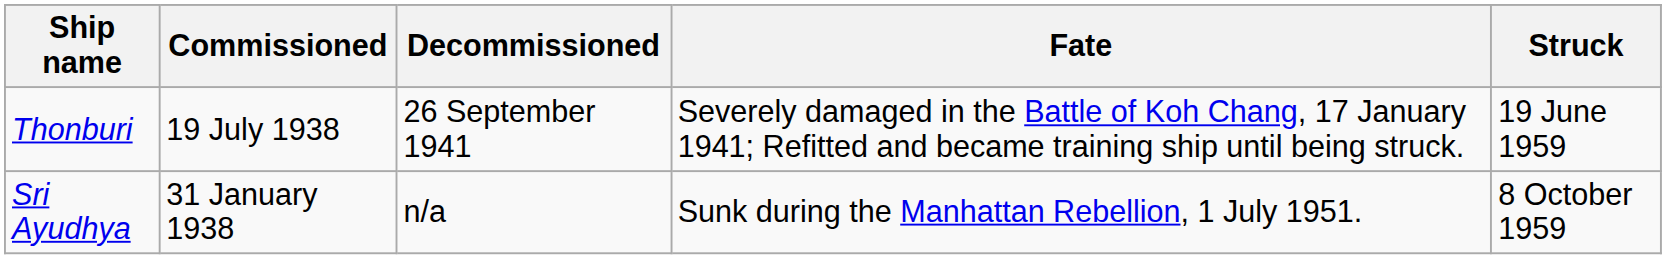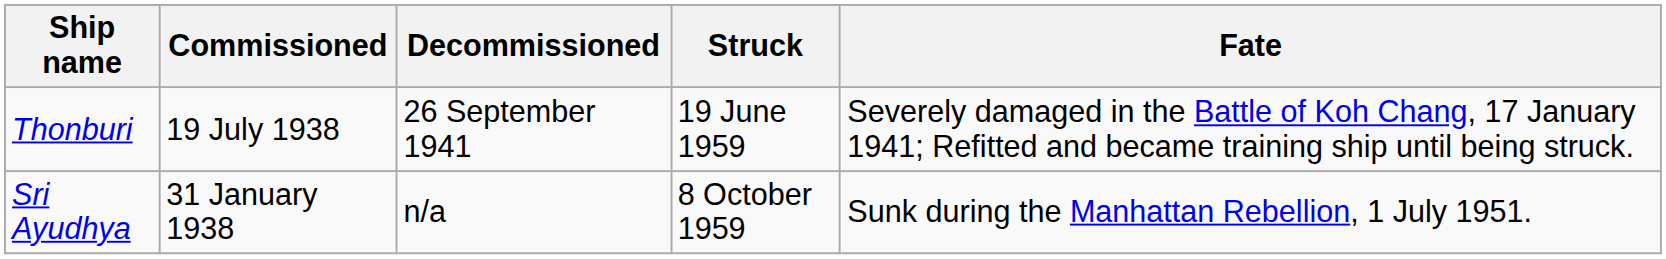columns swapped: (1576, 45) <-> (1081, 45)
